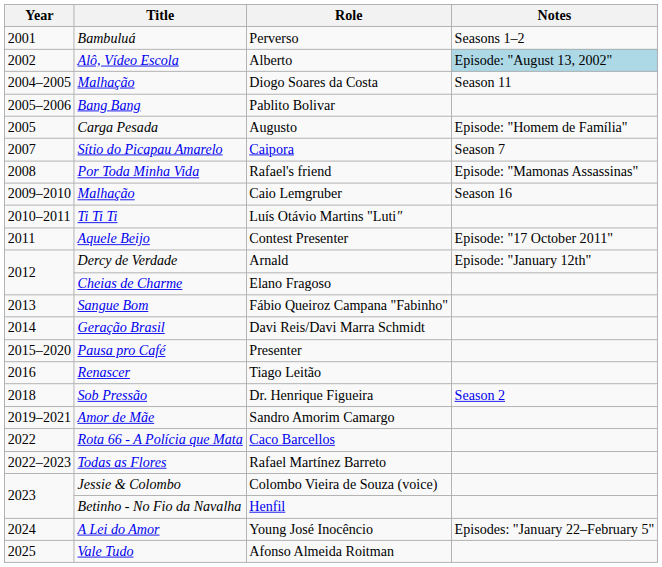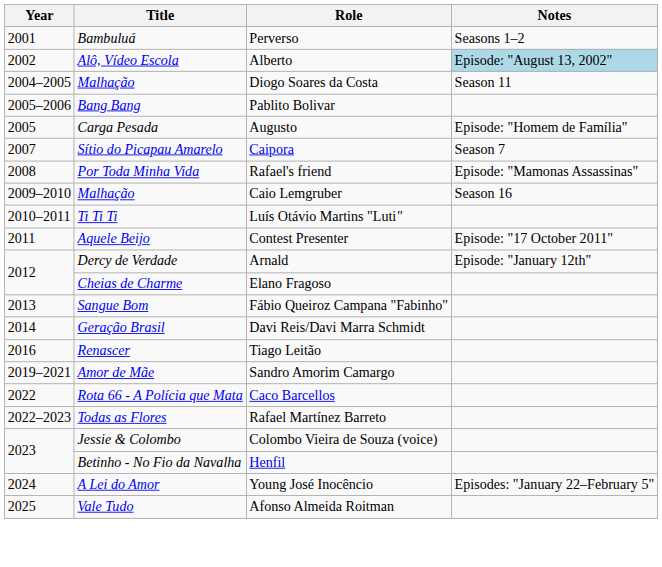- row: (276, 350)
- row: (311, 395)
